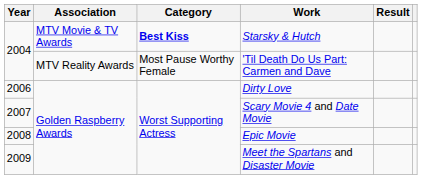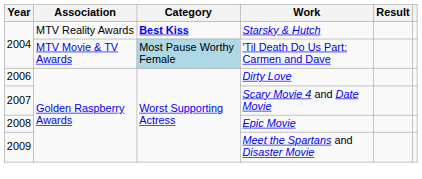(77, 36) MTV Movie & TV Awards -> (85, 30) MTV Reality Awards
(85, 65) MTV Reality Awards -> (77, 53) MTV Movie & TV Awards
(187, 65) no background -> (187, 53) lightblue background
